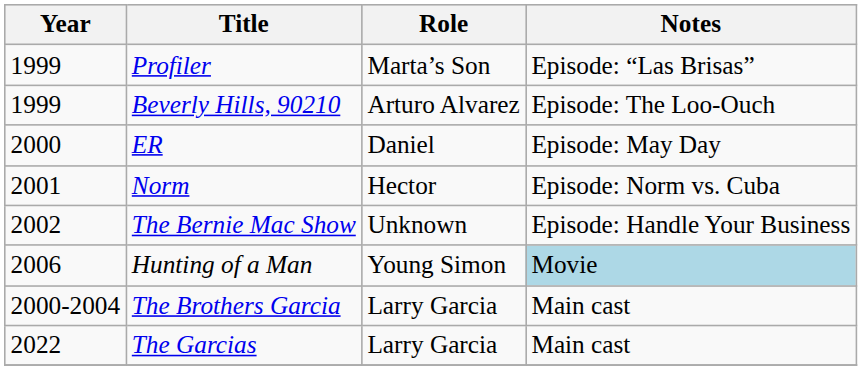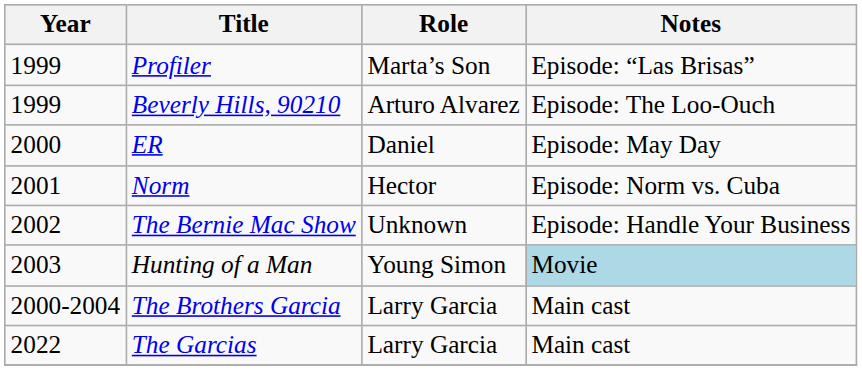(36, 265) 2006 -> (36, 265) 2003
